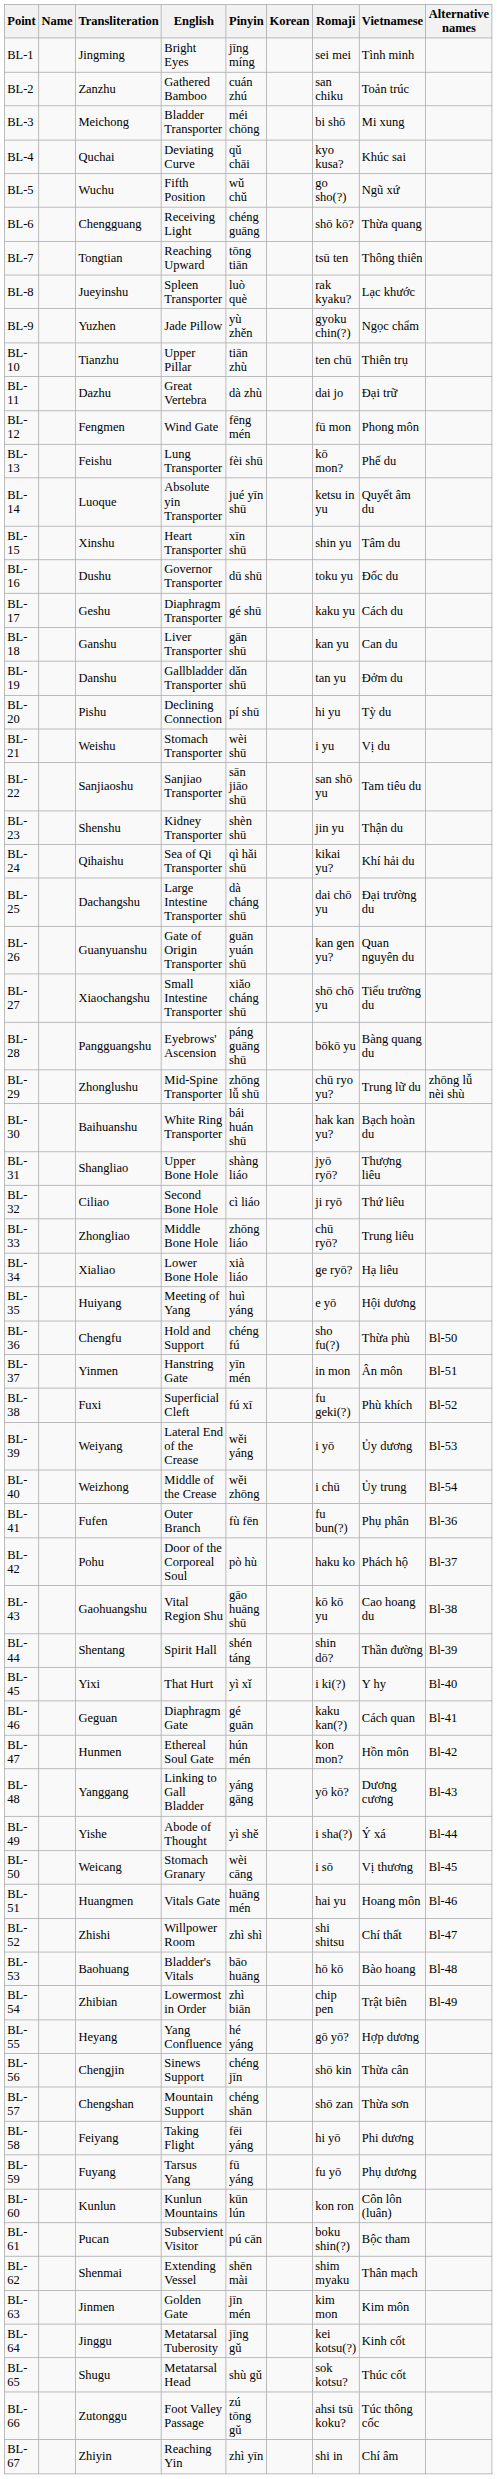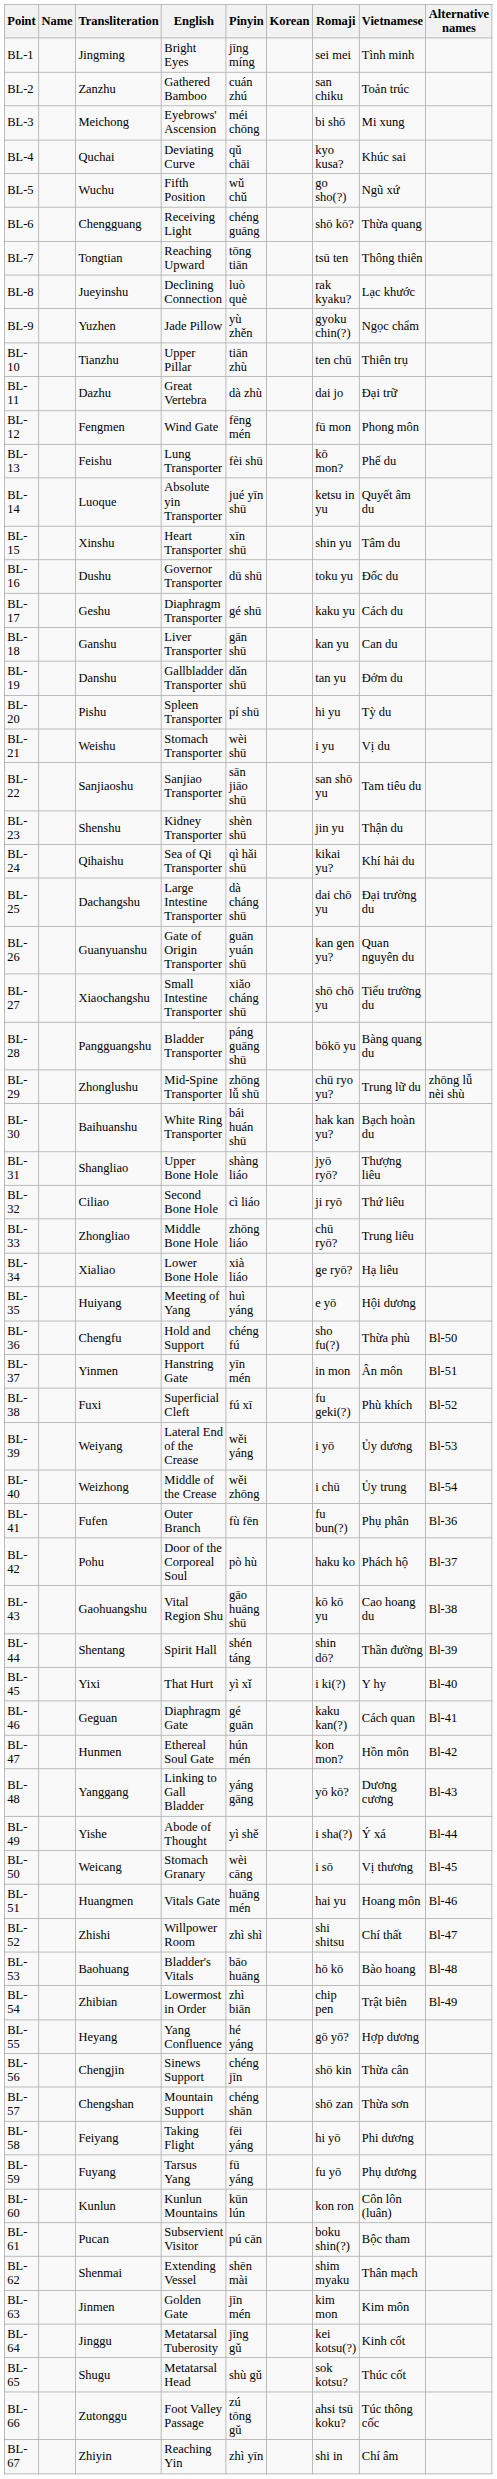(193, 122) Bladder Transporter -> (190, 122) Eyebrows' Ascension
(193, 292) Spleen Transporter -> (193, 292) Declining Connection
(193, 712) Declining Connection -> (193, 712) Spleen Transporter
(190, 1045) Eyebrows' Ascension -> (193, 1045) Bladder Transporter
